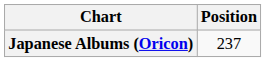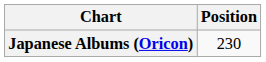(229, 43) 237 -> (229, 43) 230
